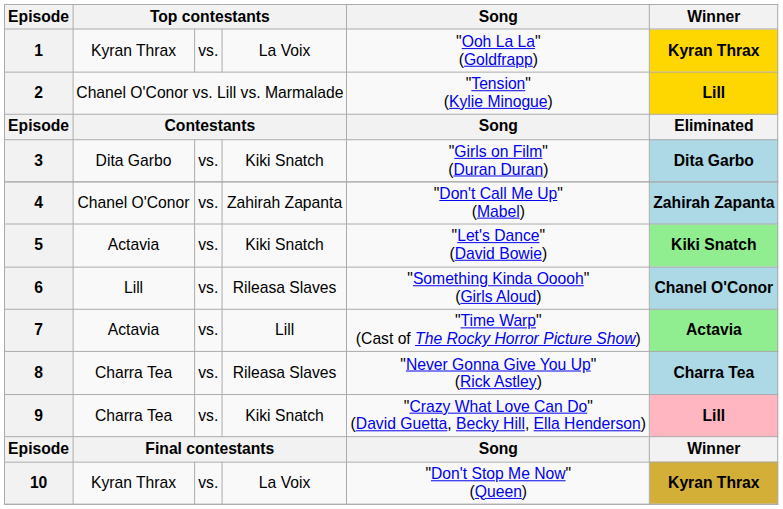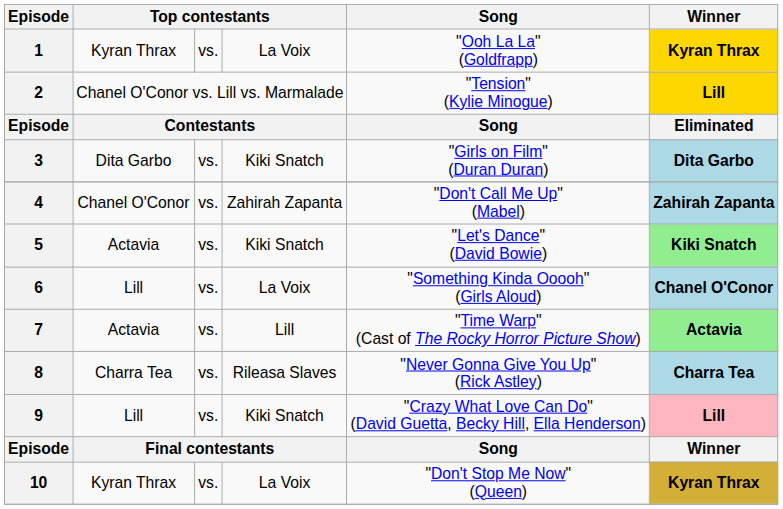(285, 288) Rileasa Slaves -> (285, 288) La Voix
(134, 415) Charra Tea -> (134, 415) Lill
